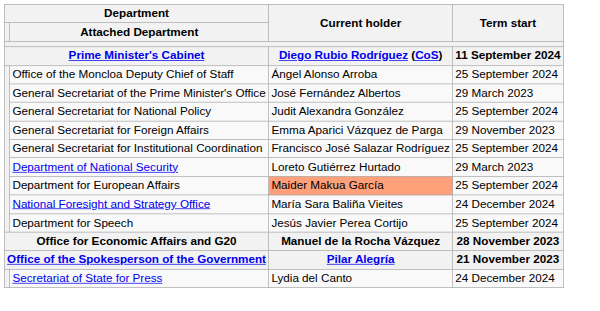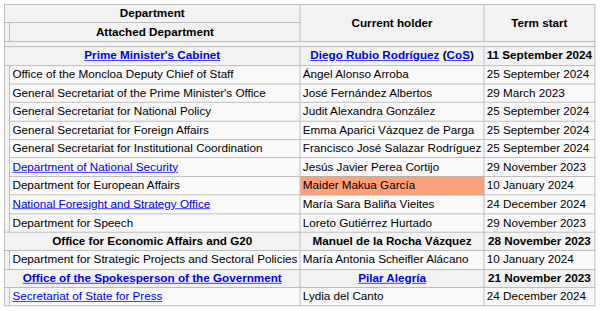(505, 130) 29 November 2023 -> (538, 130) 25 September 2024
(336, 167) Loreto Gutiérrez Hurtado -> (371, 167) Jesús Javier Perea Cortijo
(494, 167) 29 March 2023 -> (536, 167) 29 November 2023
(507, 185) 25 September 2024 -> (530, 185) 10 January 2024
(340, 222) Jesús Javier Perea Cortijo -> (367, 222) Loreto Gutiérrez Hurtado
(507, 222) 25 September 2024 -> (536, 222) 29 November 2023
+ row: (155, 259)
